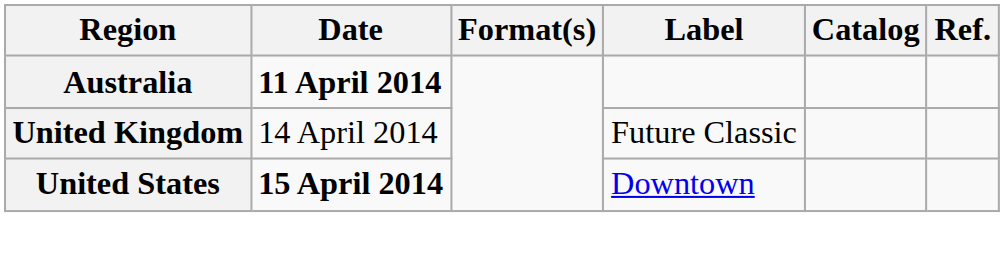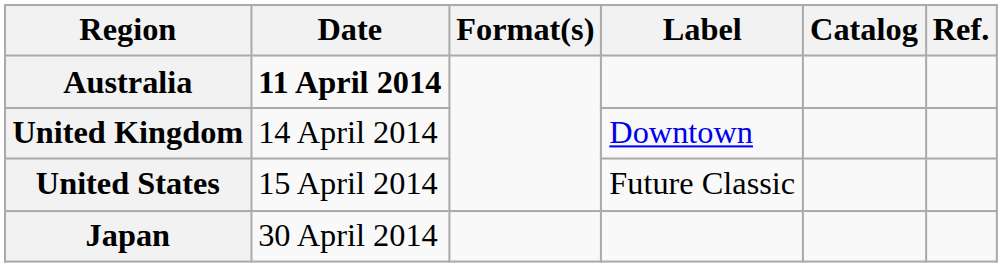(704, 132) Future Classic -> (681, 132) Downtown
(351, 183) bold -> (348, 183) normal
(683, 183) Downtown -> (702, 183) Future Classic
+ row: (128, 235)
